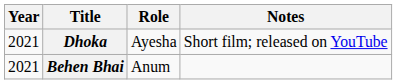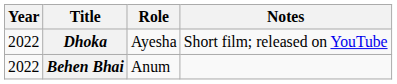(24, 41) 2021 -> (24, 41) 2022
(24, 66) 2021 -> (24, 66) 2022
